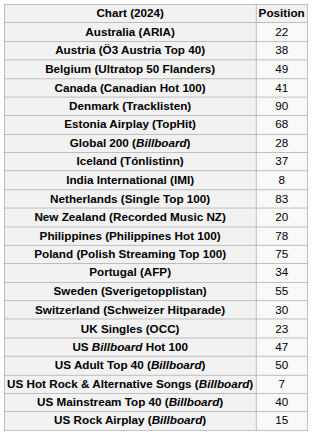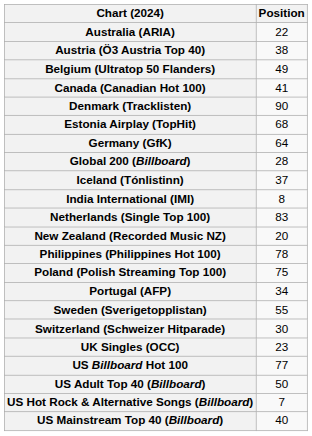+ row: (130, 143)
(282, 347) 47 -> (282, 365) 77
- row: (130, 421)
